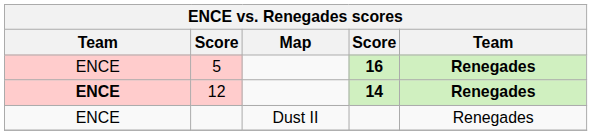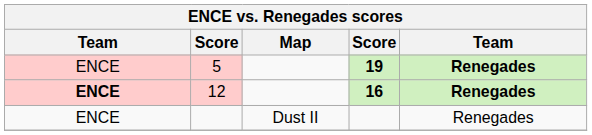(374, 67) 16 -> (374, 67) 19
(374, 92) 14 -> (374, 92) 16
